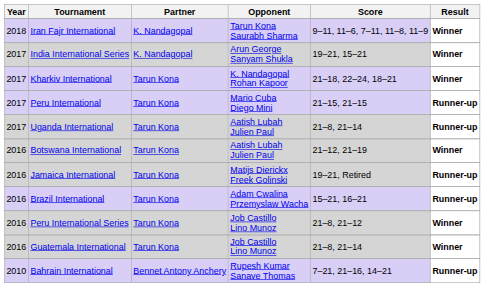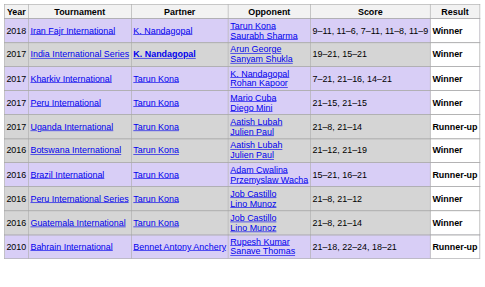(163, 55) normal -> (165, 55) bold
(355, 79) 21–18, 22–24, 18–21 -> (352, 79) 7–21, 21–16, 14–21
(455, 103) Runner-up -> (447, 103) Winner
- row: (73, 175)
(352, 271) 7–21, 21–16, 14–21 -> (355, 247) 21–18, 22–24, 18–21
